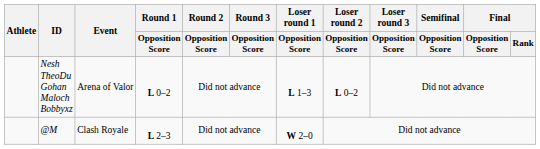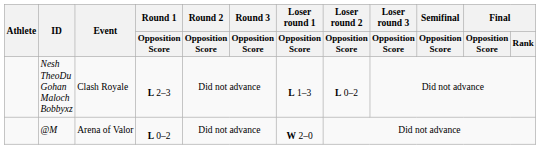(105, 87) Arena of Valor -> (103, 87) Clash Royale
(159, 93) L 0–2 -> (159, 93) L 2–3
(103, 131) Clash Royale -> (105, 131) Arena of Valor
(159, 136) L 2–3 -> (159, 136) L 0–2
